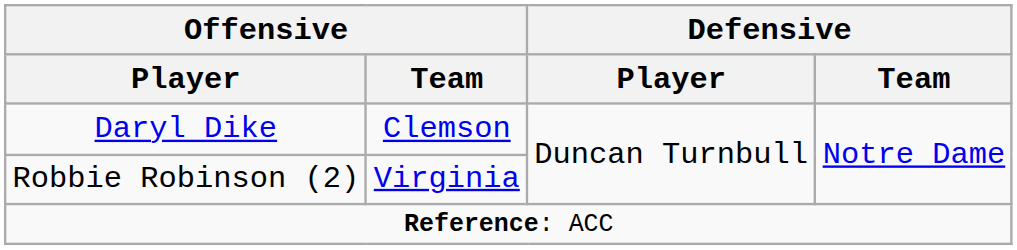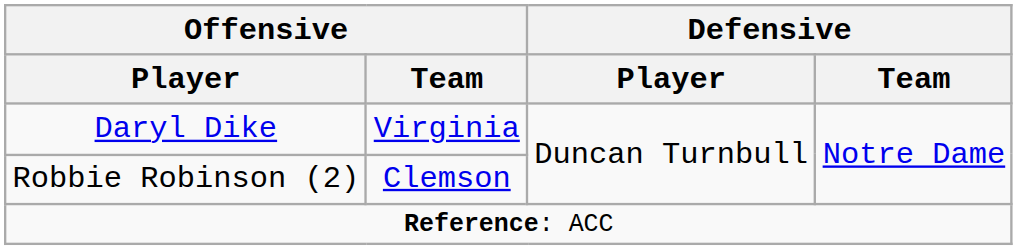(447, 129) Clemson -> (447, 129) Virginia
(447, 179) Virginia -> (447, 179) Clemson
